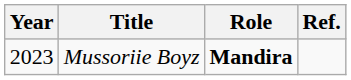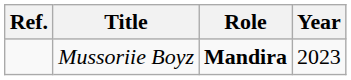columns swapped: (32, 21) <-> (322, 21)
